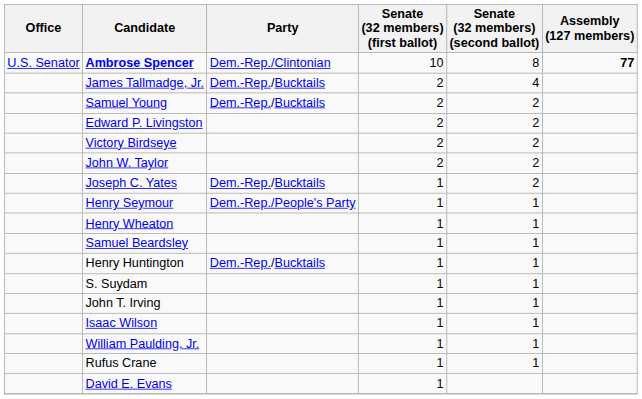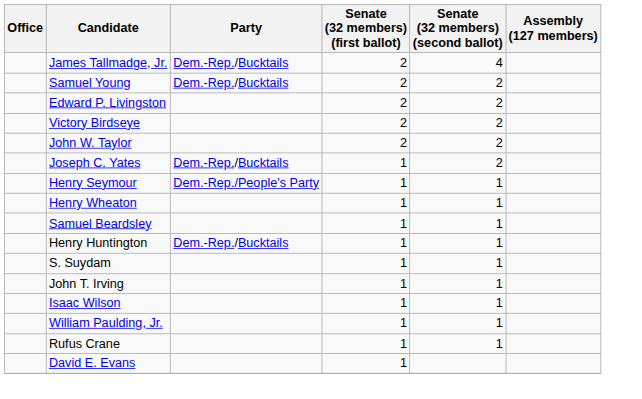- row: (140, 63)
